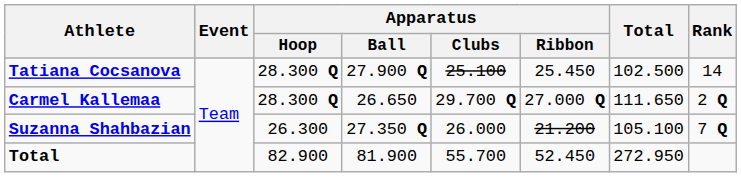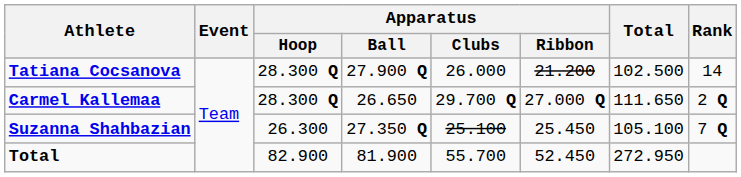(476, 72) 25.100 -> (476, 72) 26.000
(565, 72) 25.450 -> (565, 72) 21.200
(476, 129) 26.000 -> (476, 129) 25.100
(565, 129) 21.200 -> (565, 129) 25.450
